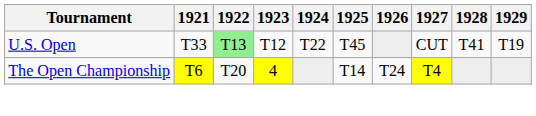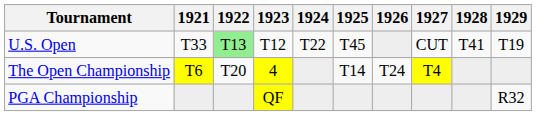+ row: (73, 97)
